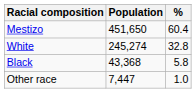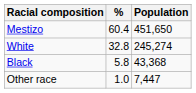columns swapped: (136, 12) <-> (178, 12)
